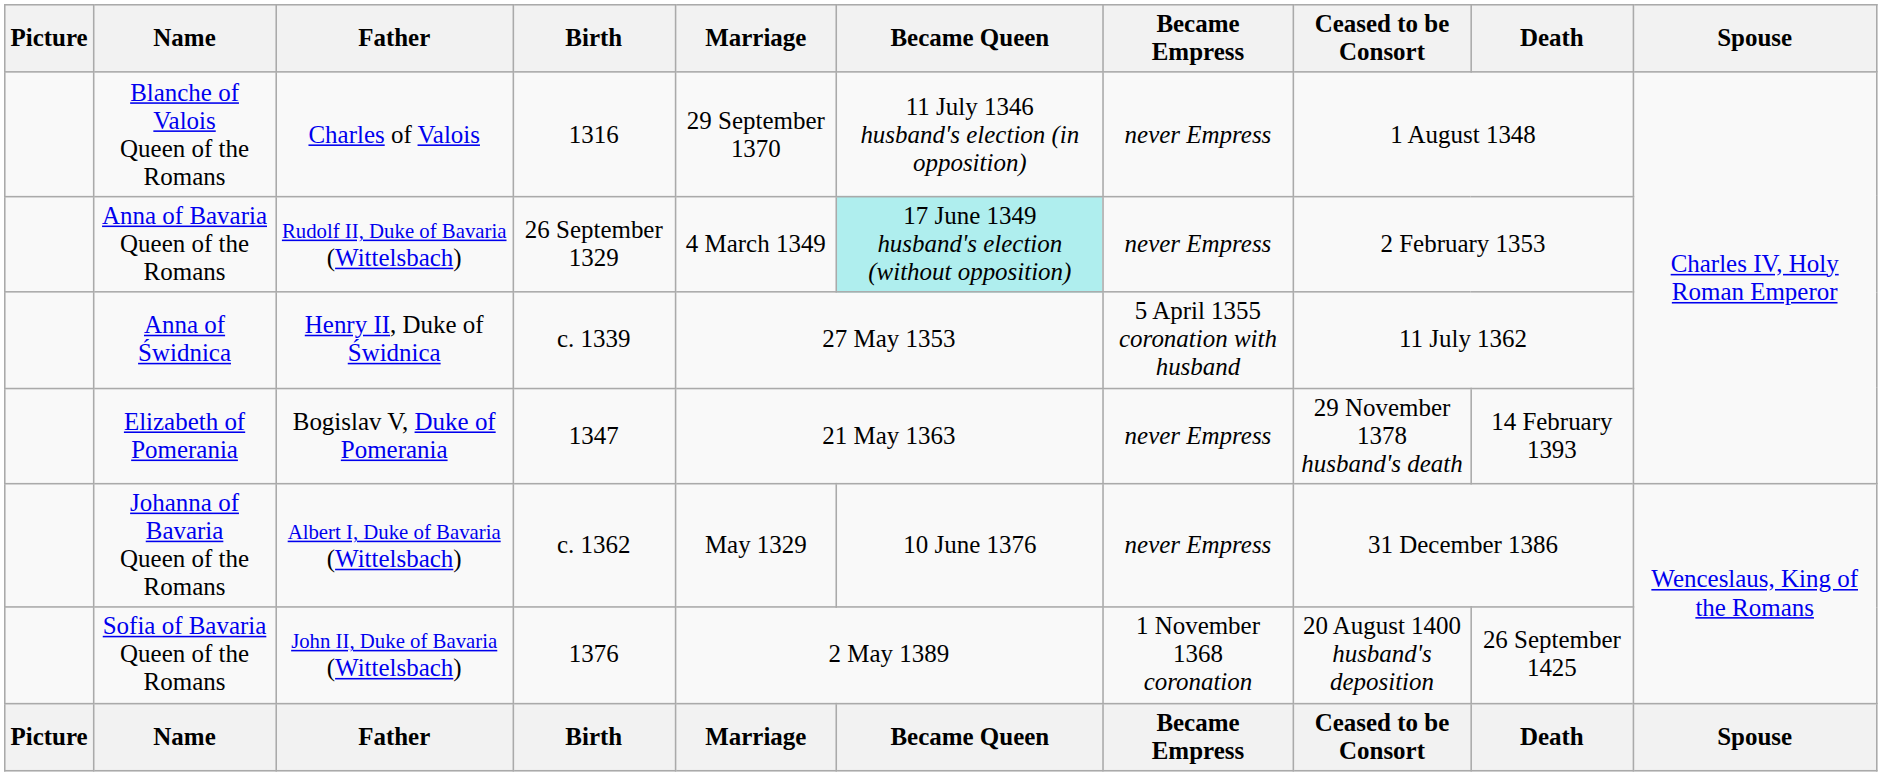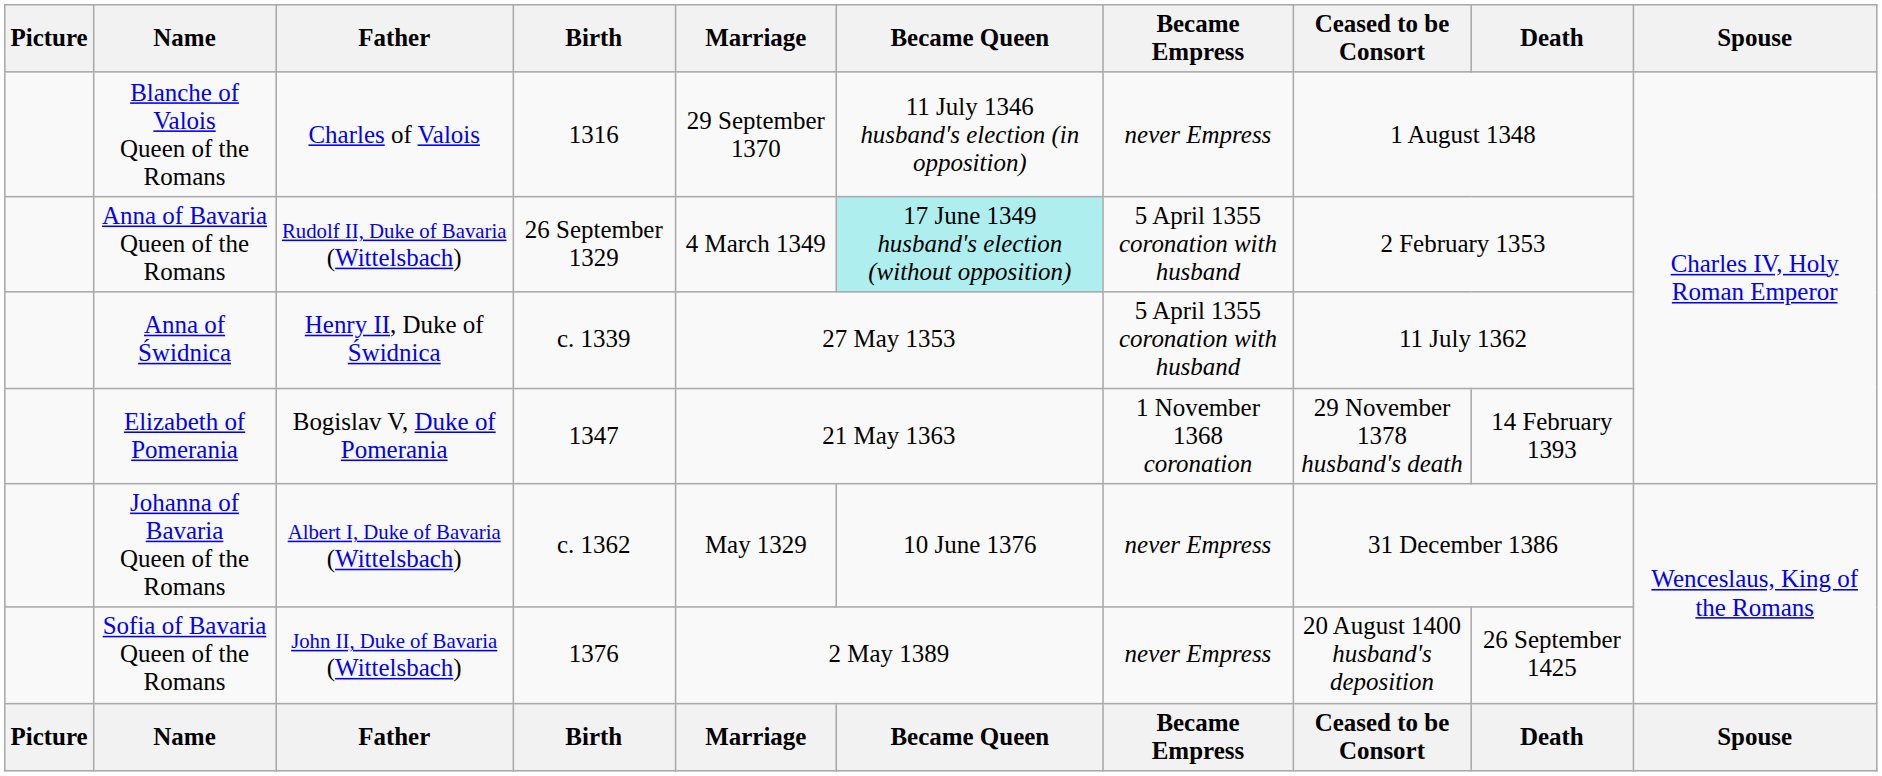(1198, 243) never Empress -> (1198, 243) 5 April 1355 coronation with husband
(1198, 435) never Empress -> (1198, 435) 1 November 1368 coronation
(1198, 654) 1 November 1368 coronation -> (1198, 654) never Empress
